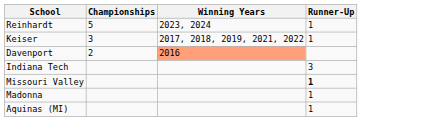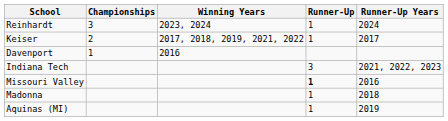+ column: (400, 11)
(91, 25) 5 -> (91, 25) 3
(91, 39) 3 -> (91, 39) 2
(91, 53) 2 -> (91, 53) 1
(170, 53) lightsalmon background -> (170, 53) no background
